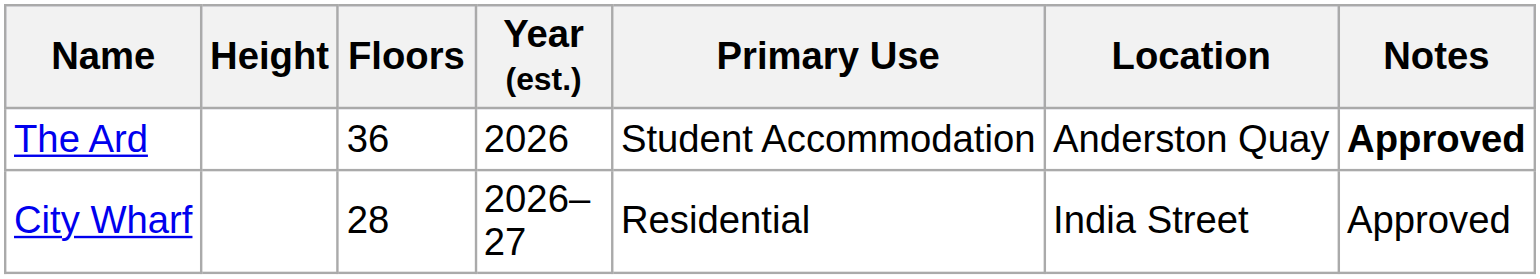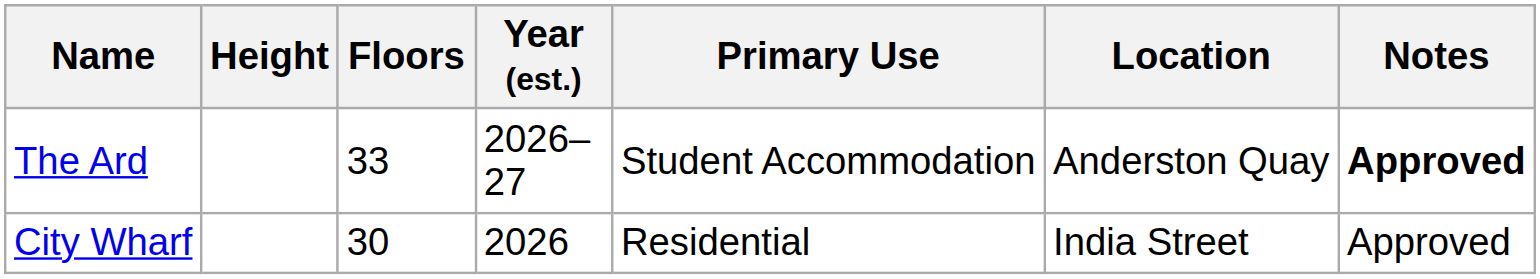(368, 138) 36 -> (368, 159) 33
(526, 138) 2026 -> (537, 159) 2026–27
(368, 220) 28 -> (368, 242) 30
(537, 220) 2026–27 -> (526, 242) 2026
